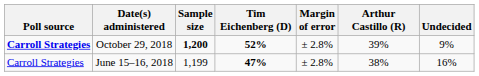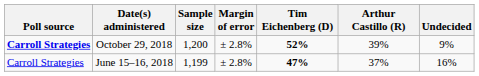columns swapped: (317, 20) <-> (256, 20)
(195, 44) bold -> (195, 44) normal
(379, 62) 38% -> (379, 62) 37%
